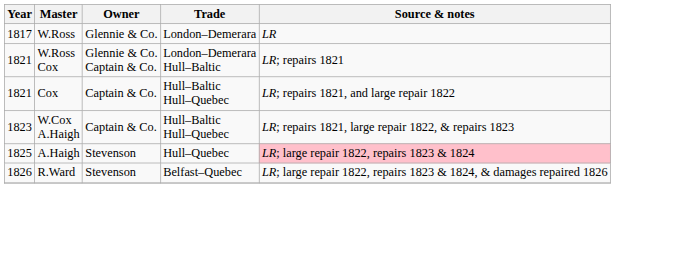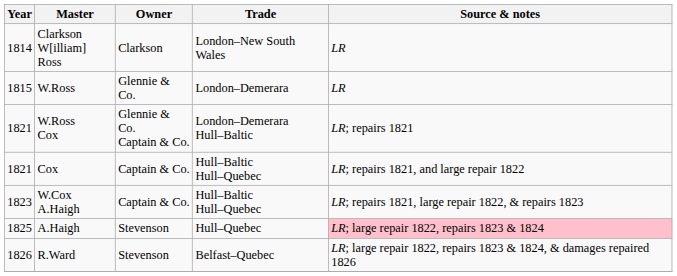+ row: (62, 47)
(20, 33) 1817 -> (20, 87) 1815
